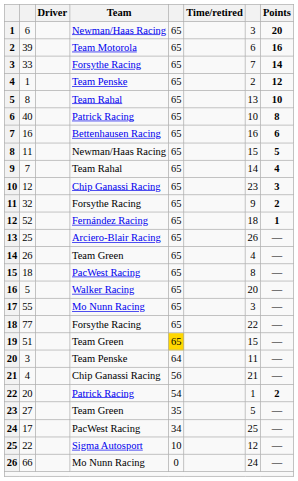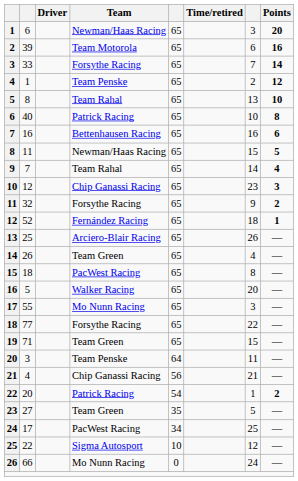(27, 341) 51 -> (27, 341) 71
(176, 341) gold background -> (176, 341) no background
